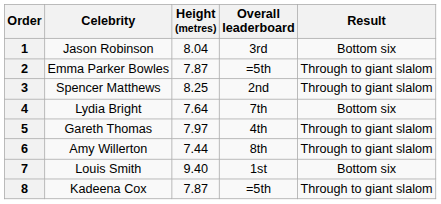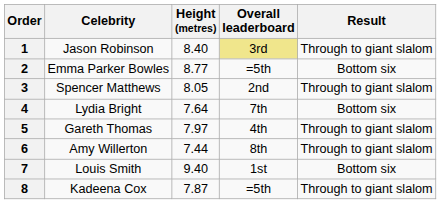(196, 48) 8.04 -> (196, 48) 8.40
(258, 48) no background -> (258, 48) khaki background
(367, 48) Bottom six -> (367, 48) Through to giant slalom
(196, 68) 7.87 -> (196, 68) 8.77
(367, 68) Through to giant slalom -> (367, 68) Bottom six
(196, 88) 8.25 -> (196, 88) 8.05
